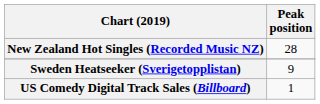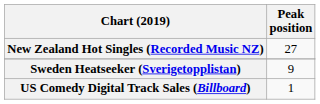(291, 48) 28 -> (291, 48) 27
